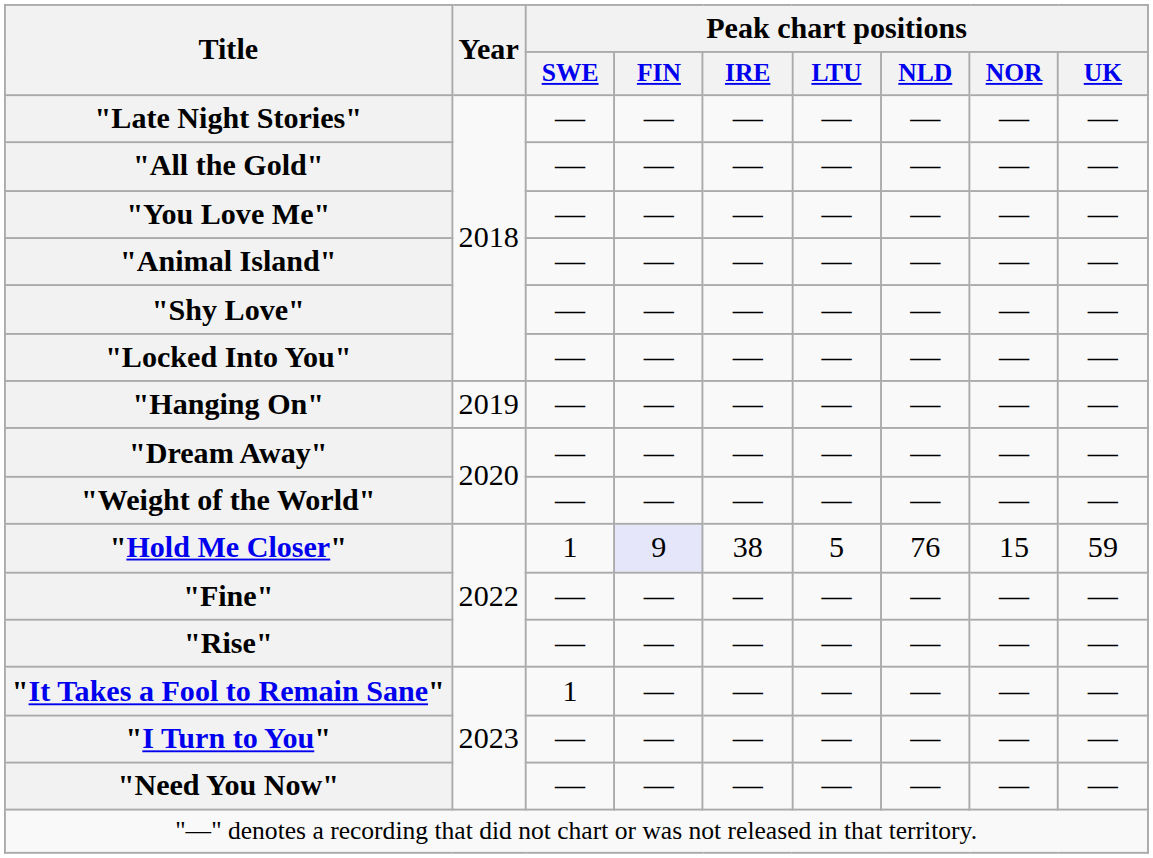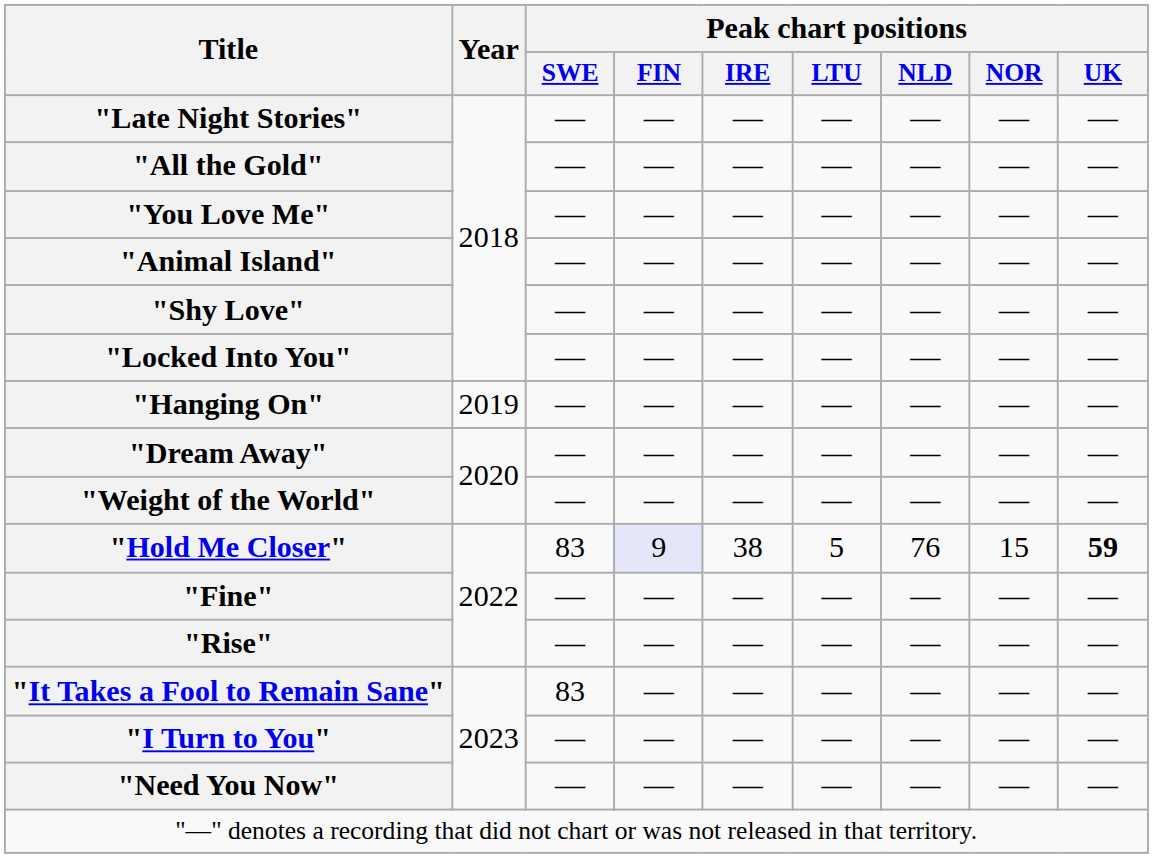(570, 547) 1 -> (570, 547) 83
(1103, 547) normal -> (1103, 547) bold
(570, 690) 1 -> (570, 690) 83
